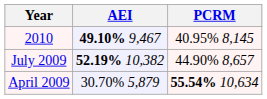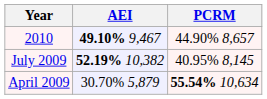(215, 38) 40.95% 8,145 -> (215, 38) 44.90% 8,657
(215, 60) 44.90% 8,657 -> (215, 60) 40.95% 8,145
